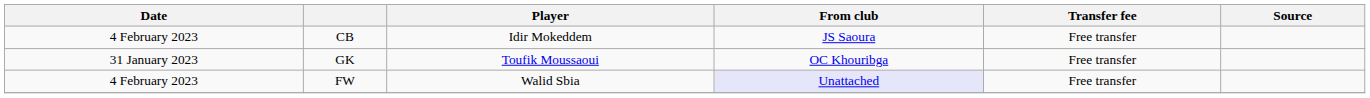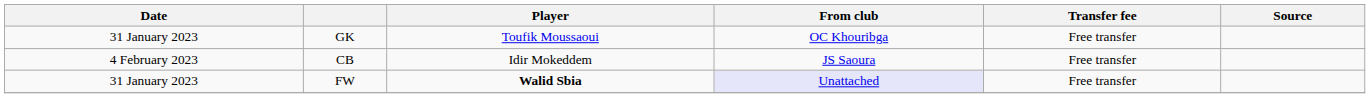rows swapped: (345, 59) <-> (345, 37)
(154, 81) 4 February 2023 -> (154, 81) 31 January 2023
(550, 81) normal -> (550, 81) bold
